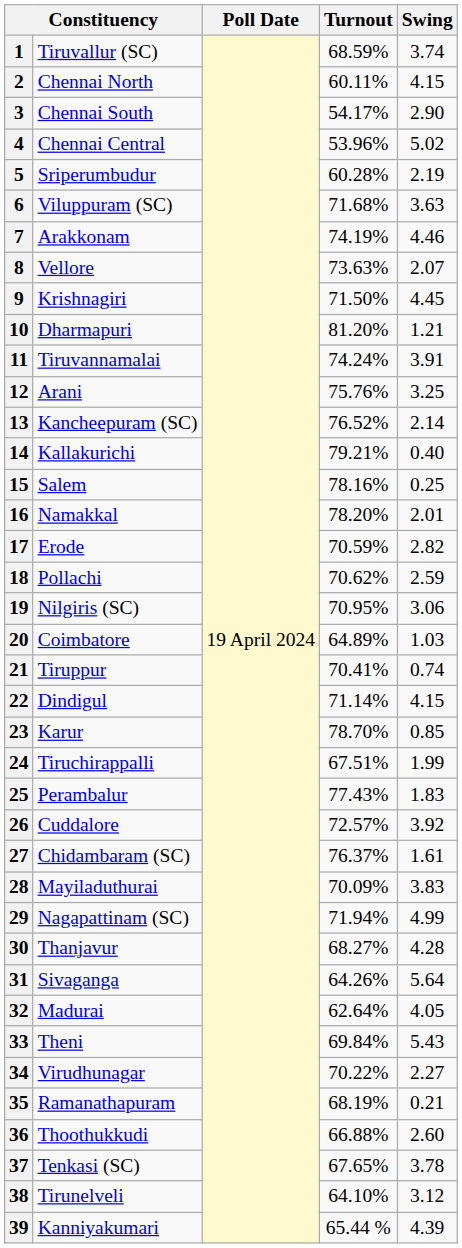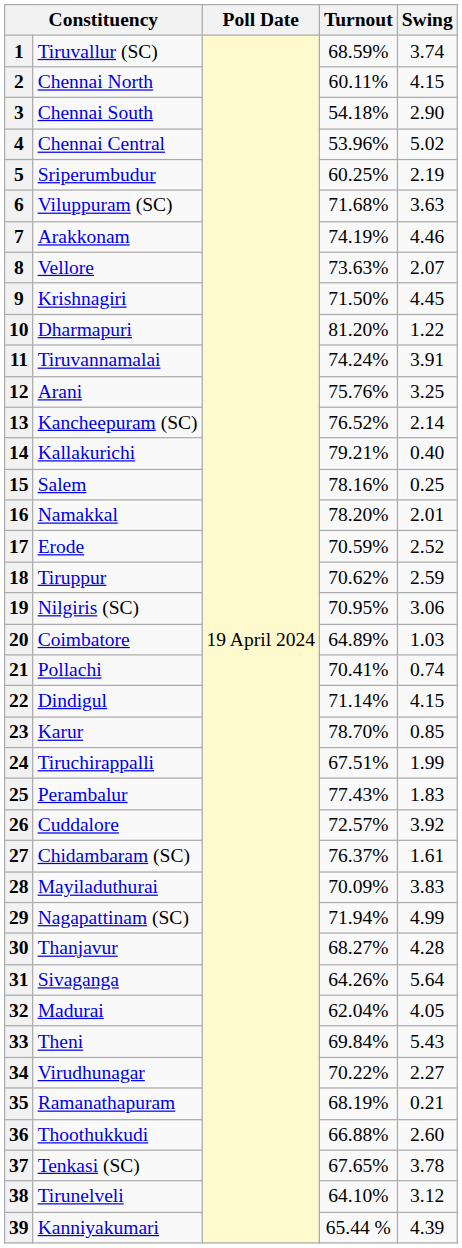(358, 112) 54.17% -> (358, 112) 54.18%
(358, 174) 60.28% -> (358, 174) 60.25%
(427, 329) 1.21 -> (427, 329) 1.22
(427, 546) 2.82 -> (427, 546) 2.52
(70, 577) Pollachi -> (72, 577) Tiruppur
(72, 670) Tiruppur -> (70, 670) Pollachi
(358, 1010) 62.64% -> (358, 1010) 62.04%
